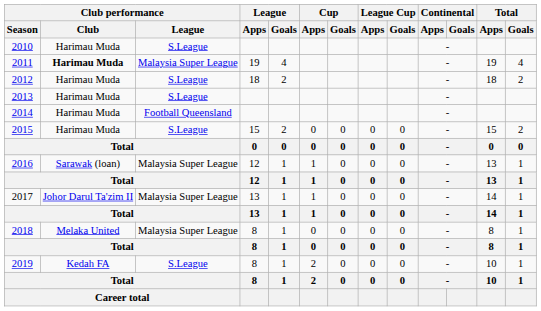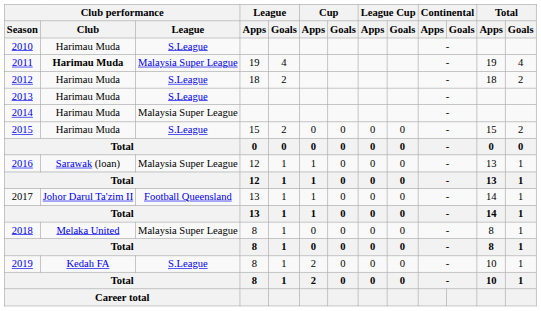(188, 113) Football Queensland -> (188, 113) Malaysia Super League
(188, 197) Malaysia Super League -> (188, 197) Football Queensland
